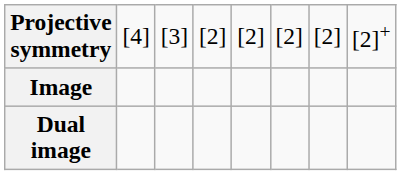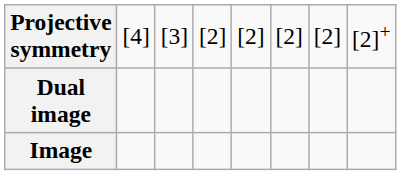rows swapped: (61, 86) <-> (61, 137)
